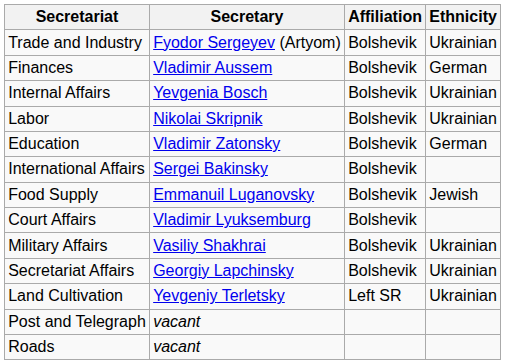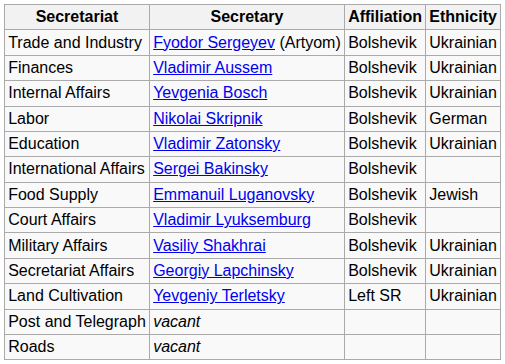(458, 67) German -> (463, 67) Ukrainian
(463, 118) Ukrainian -> (458, 118) German
(458, 144) German -> (463, 144) Ukrainian
